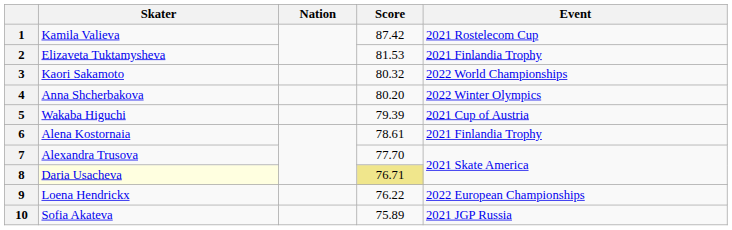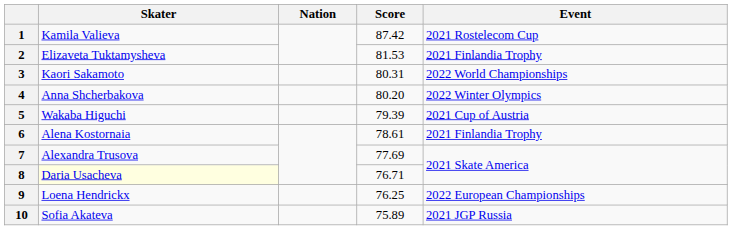(390, 74) 80.32 -> (390, 74) 80.31
(390, 154) 77.70 -> (390, 154) 77.69
(390, 174) khaki background -> (390, 174) no background
(390, 194) 76.22 -> (390, 194) 76.25
